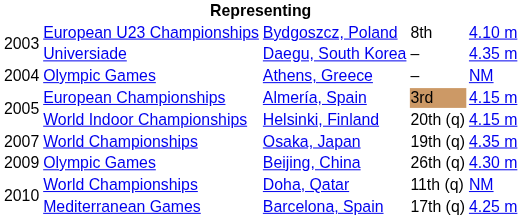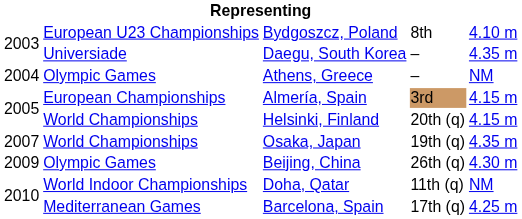(145, 119) World Indoor Championships -> (120, 119) World Championships
(120, 185) World Championships -> (145, 185) World Indoor Championships
